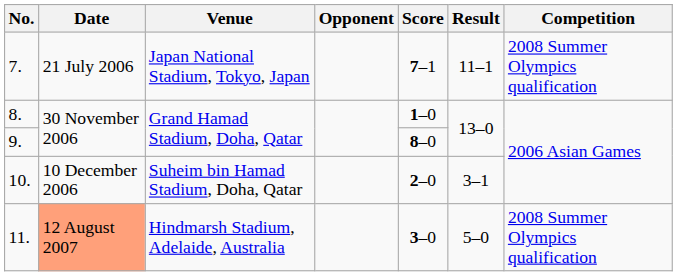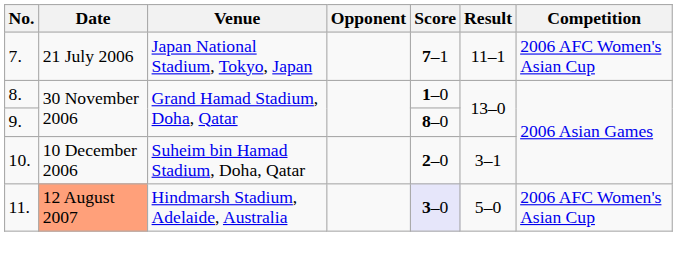(558, 66) 2008 Summer Olympics qualification -> (591, 56) 2006 AFC Women's Asian Cup
(423, 237) no background -> (435, 207) lavender background
(558, 237) 2008 Summer Olympics qualification -> (591, 207) 2006 AFC Women's Asian Cup
